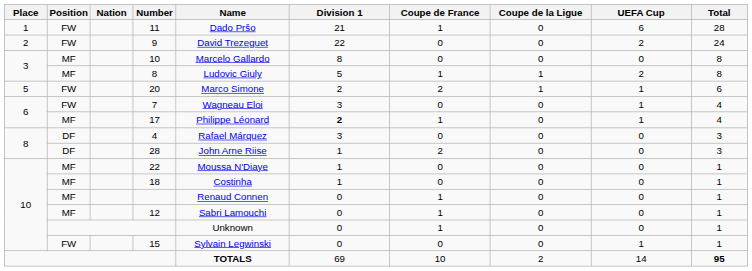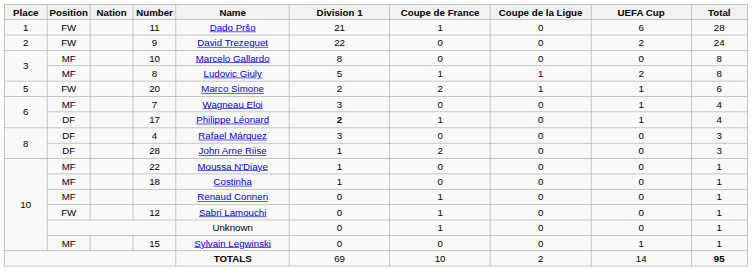(69, 105) FW -> (69, 105) MF
(69, 120) MF -> (69, 120) DF
(69, 212) MF -> (69, 212) FW
(69, 243) FW -> (69, 243) MF
